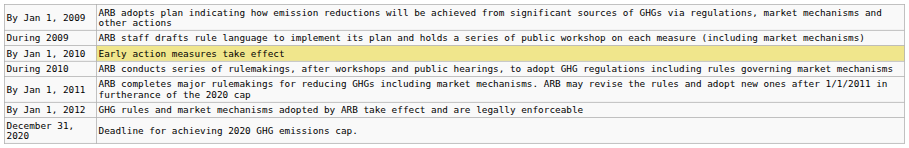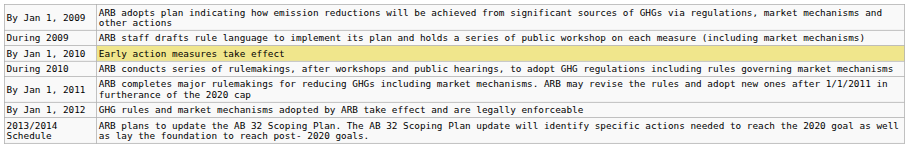+ row: (32, 131)
- row: (40, 131)
